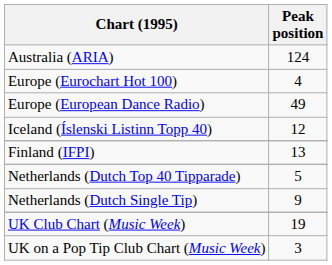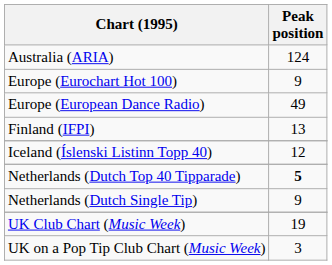(298, 81) 4 -> (298, 81) 9
rows swapped: (51, 152) <-> (110, 128)
(298, 176) normal -> (298, 176) bold
